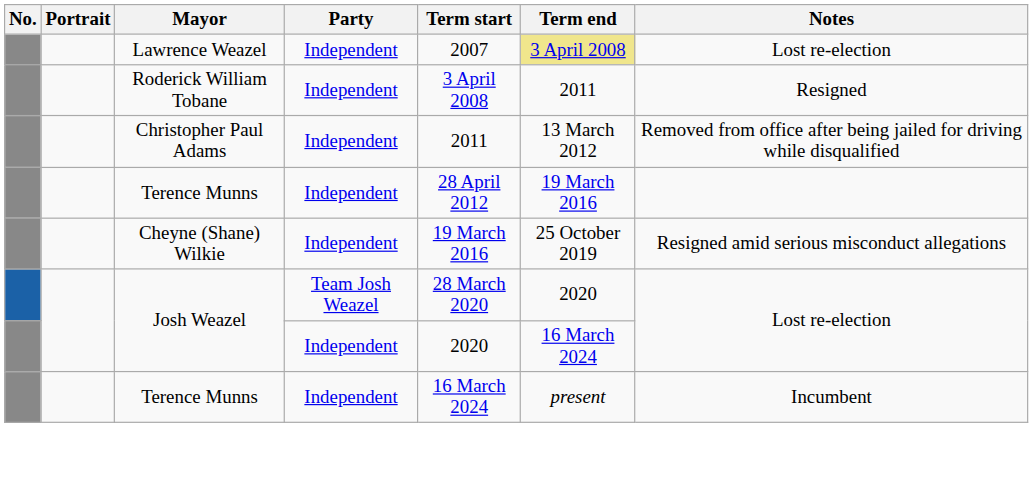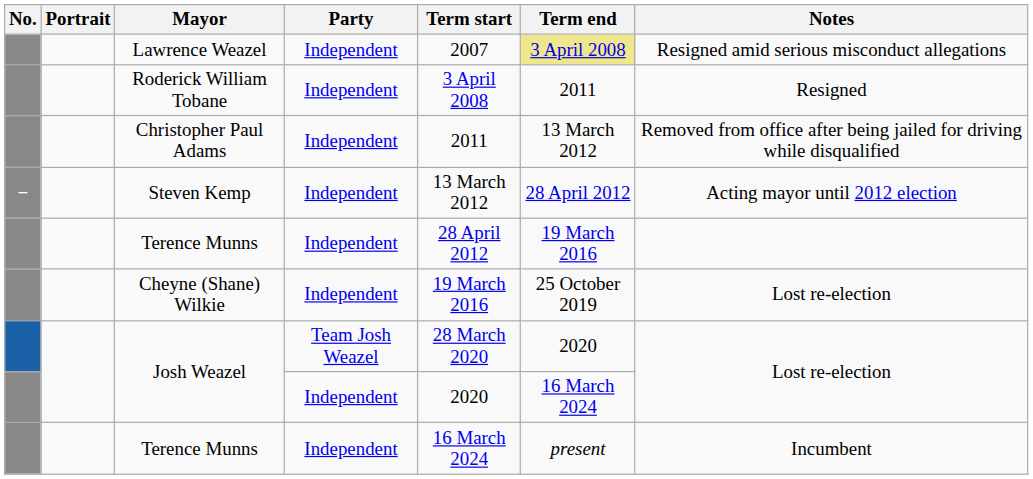(831, 49) Lost re-election -> (831, 49) Resigned amid serious misconduct allegations
+ row: (200, 192)
(831, 243) Resigned amid serious misconduct allegations -> (831, 294) Lost re-election
